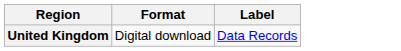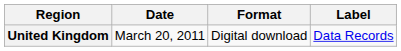+ column: (160, 14)
